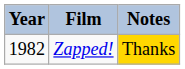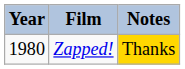(27, 49) 1982 -> (27, 49) 1980
